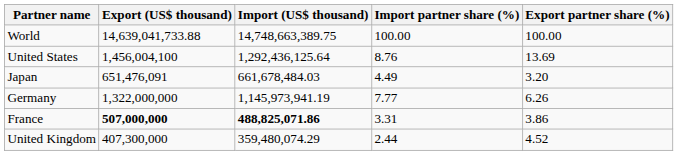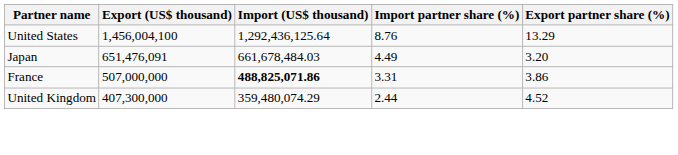- row: (24, 35)
(540, 56) 13.69 -> (540, 35) 13.29
- row: (32, 98)
(135, 118) bold -> (135, 77) normal
